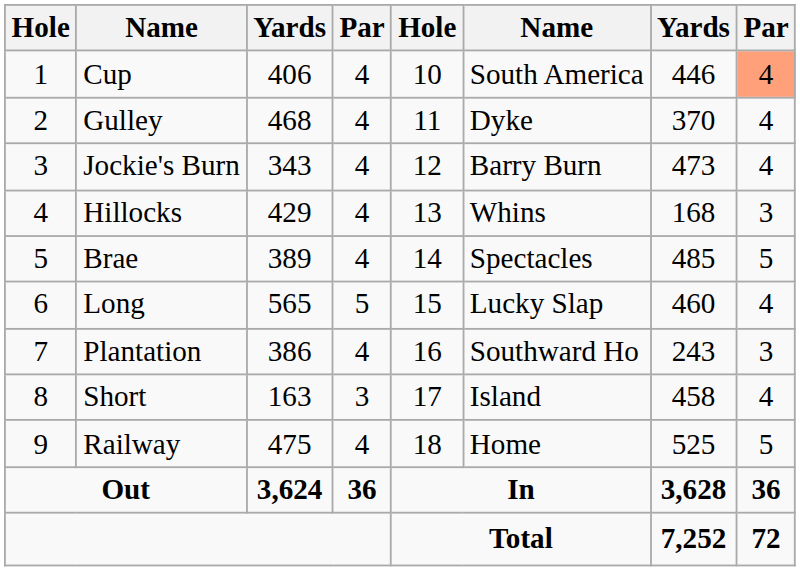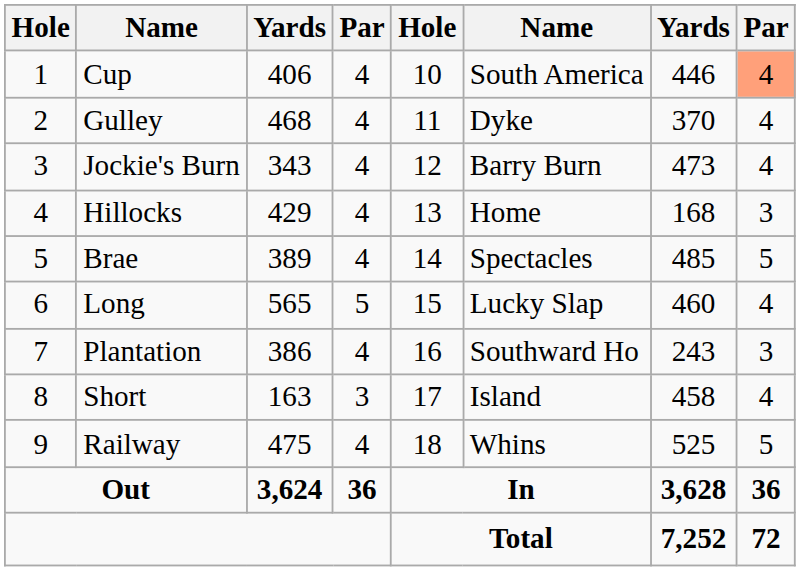(508, 212) Whins -> (505, 212) Home
(505, 443) Home -> (508, 443) Whins
